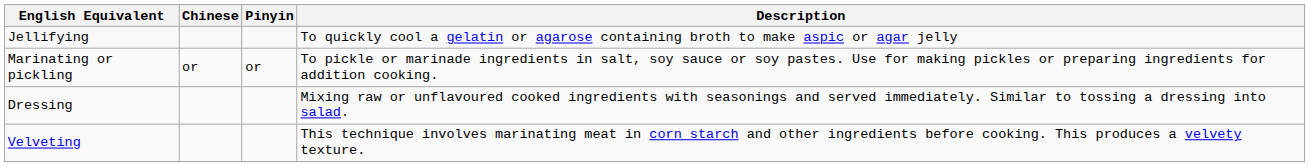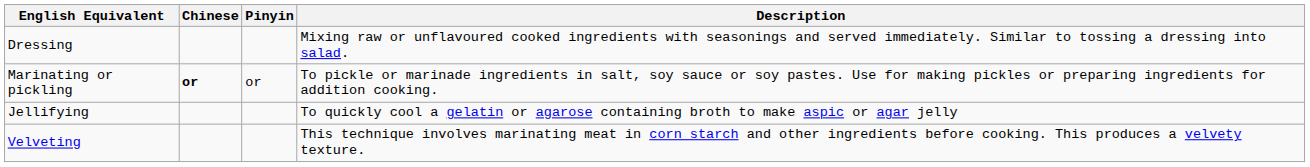rows swapped: (40, 105) <-> (48, 38)
(190, 67) normal -> (190, 83) bold
